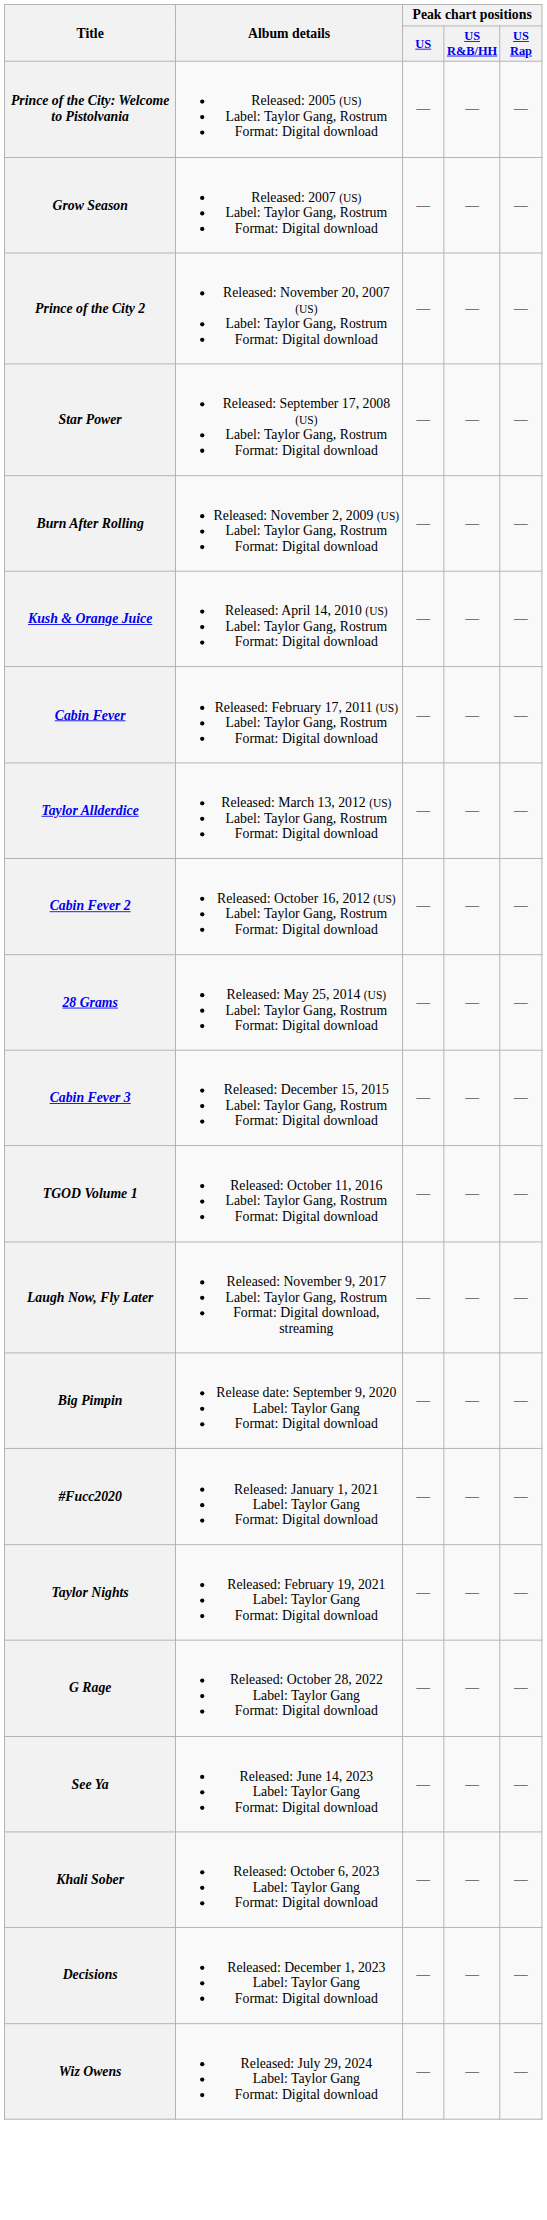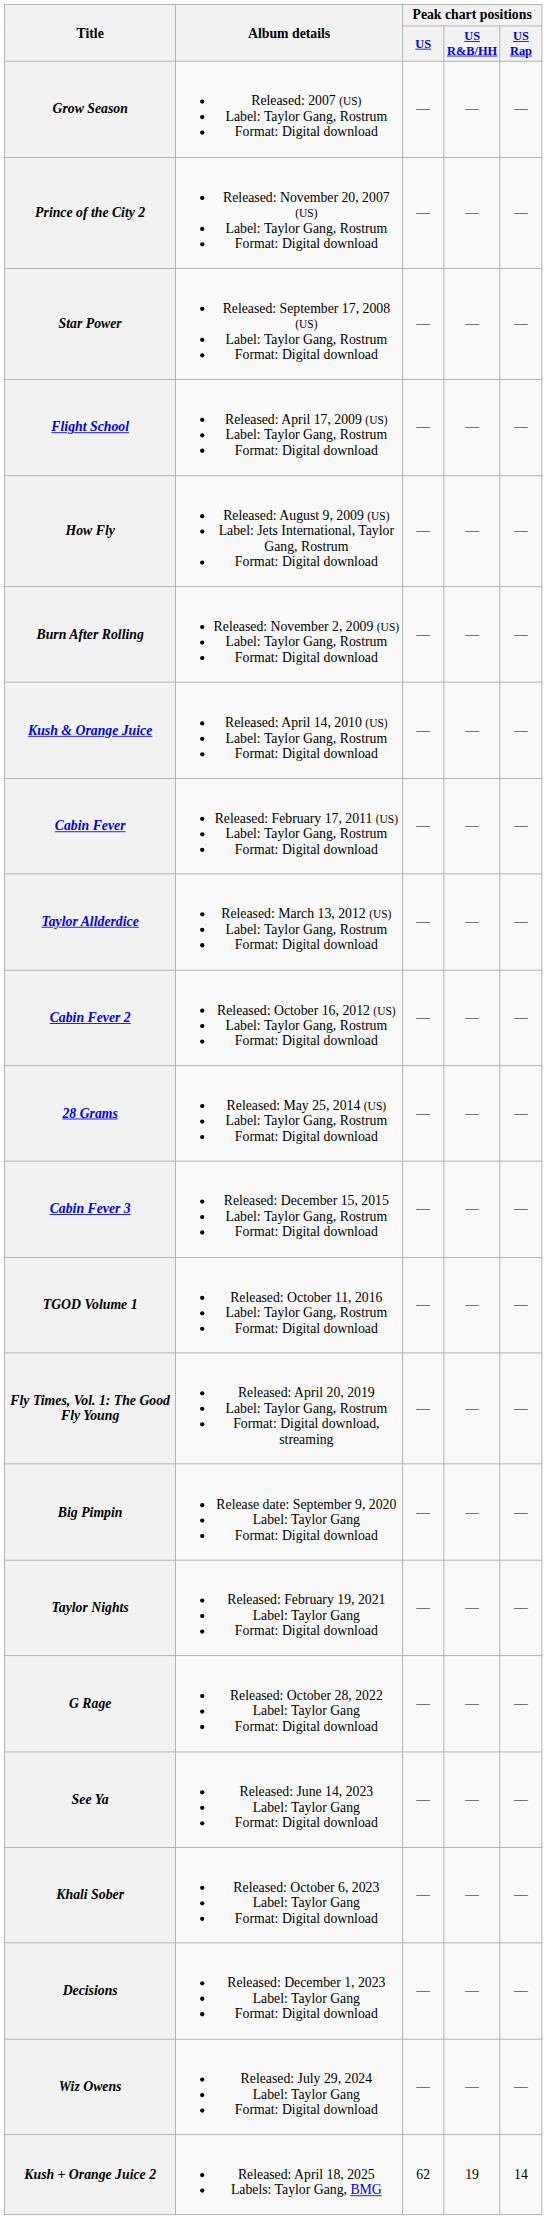- row: (90, 109)
+ row: (90, 427)
+ row: (90, 531)
- row: (90, 1297)
+ row: (90, 1408)
- row: (90, 1496)
+ row: (90, 2174)
